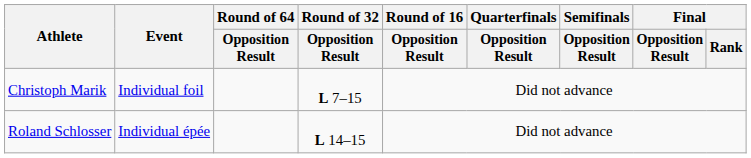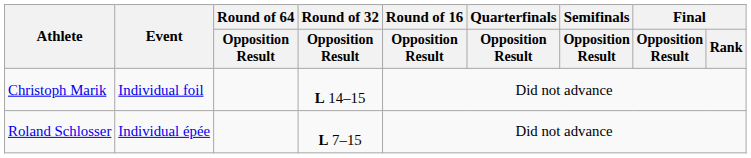(340, 98) L 7–15 -> (340, 98) L 14–15
(340, 140) L 14–15 -> (340, 140) L 7–15
